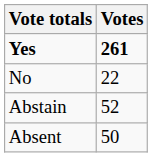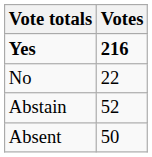(115, 48) 261 -> (115, 48) 216
